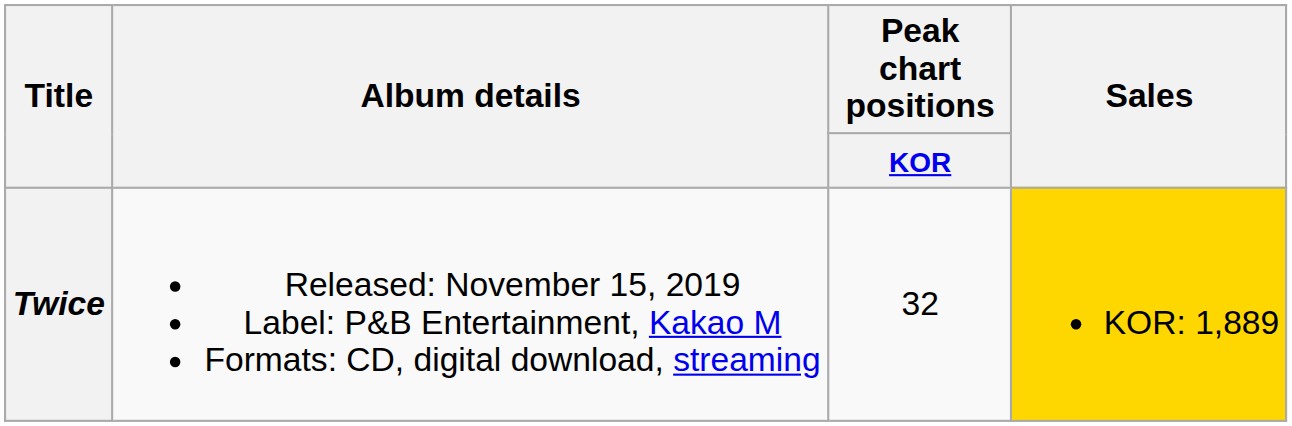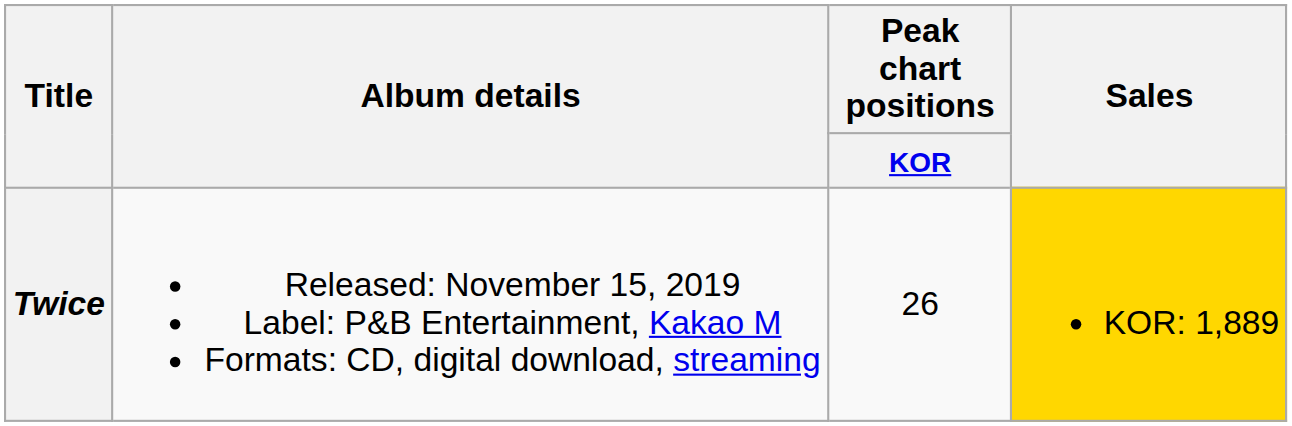(920, 303) 32 -> (920, 303) 26
